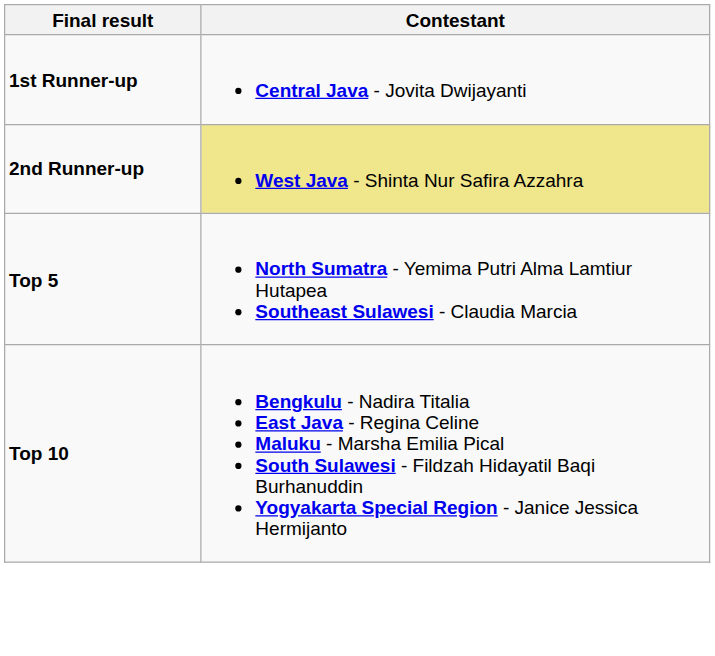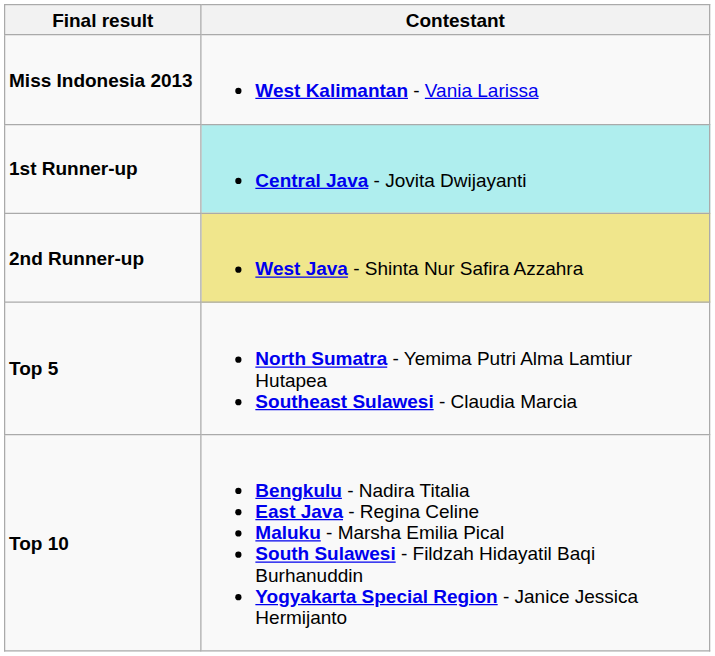+ row: (101, 80)
(455, 90) no background -> (455, 179) paleturquoise background
